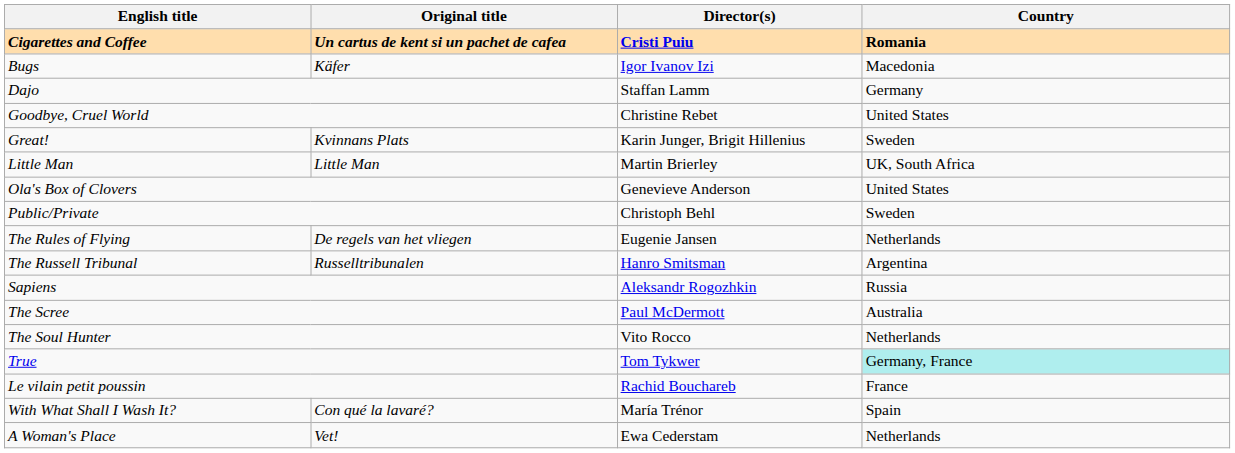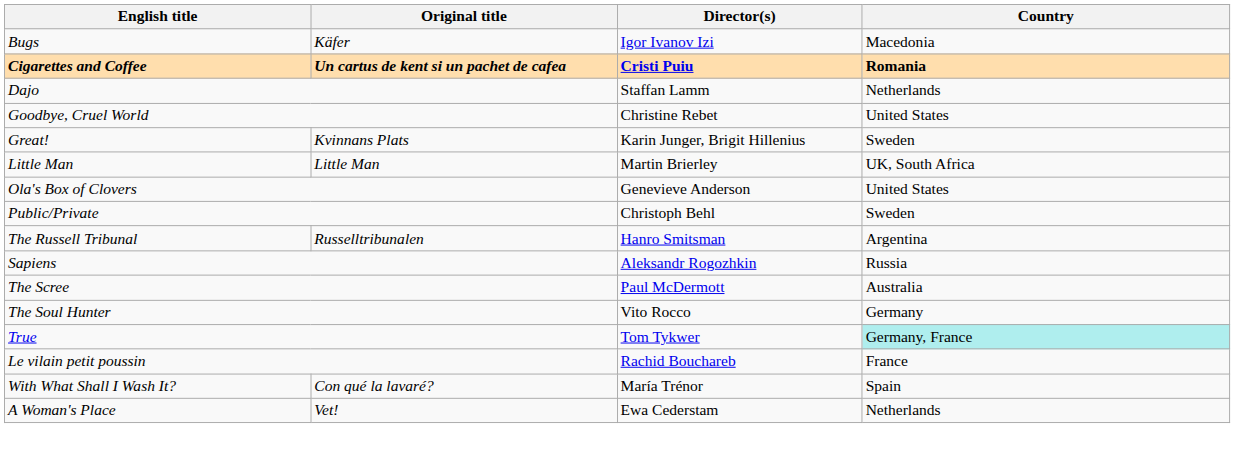rows swapped: (24, 66) <-> (77, 41)
(895, 90) Germany -> (903, 90) Netherlands
- row: (69, 238)
(903, 336) Netherlands -> (895, 312) Germany
